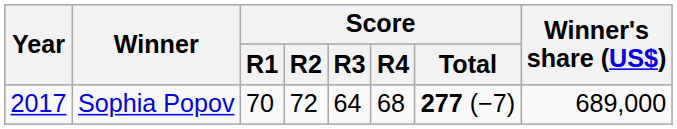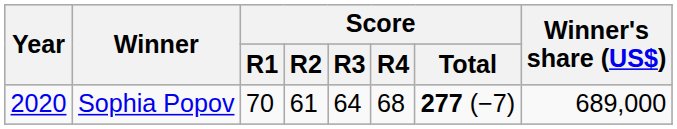(39, 104) 2017 -> (39, 104) 2020
(304, 104) 72 -> (304, 104) 61
